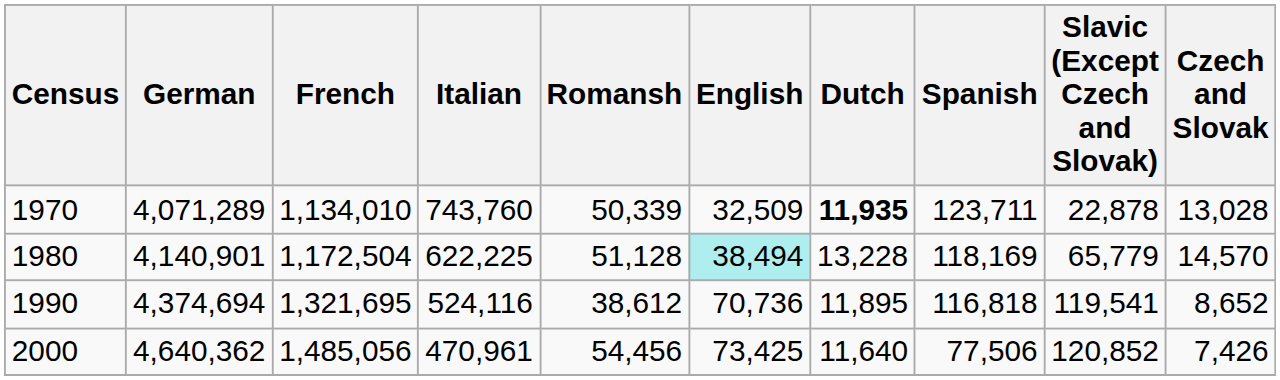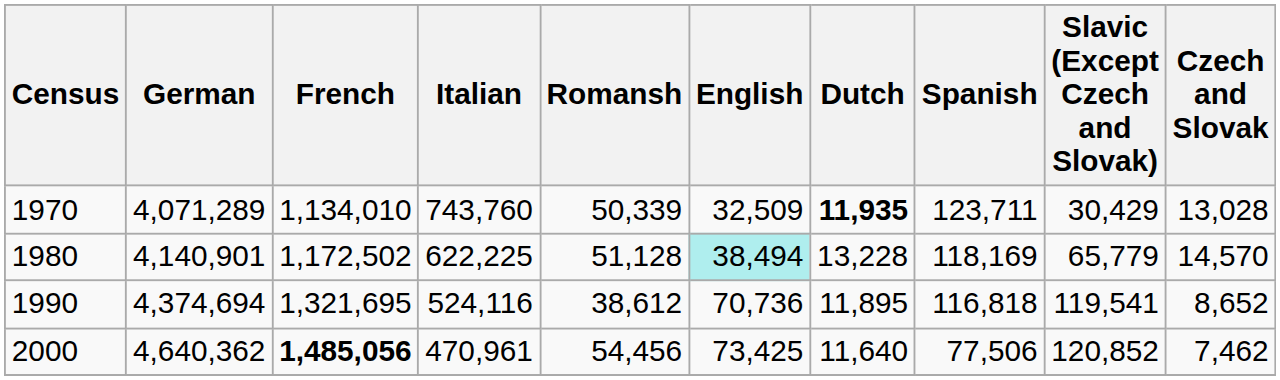(1113, 209) 22,878 -> (1113, 209) 30,429
(345, 256) 1,172,504 -> (345, 256) 1,172,502
(345, 350) normal -> (345, 350) bold
(1231, 350) 7,426 -> (1231, 350) 7,462
